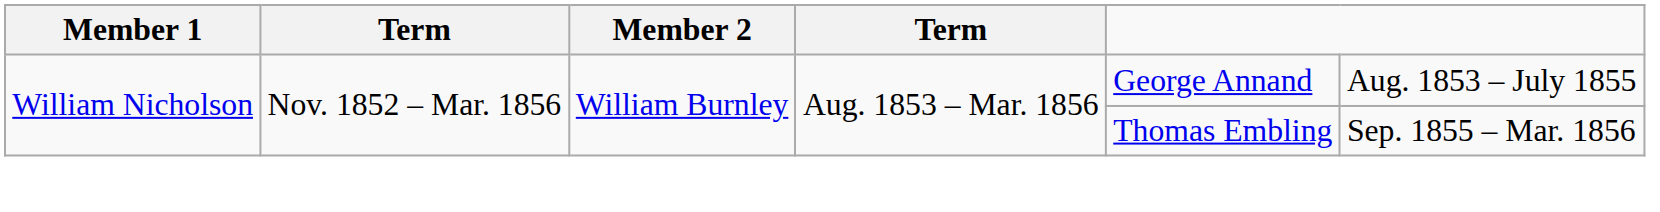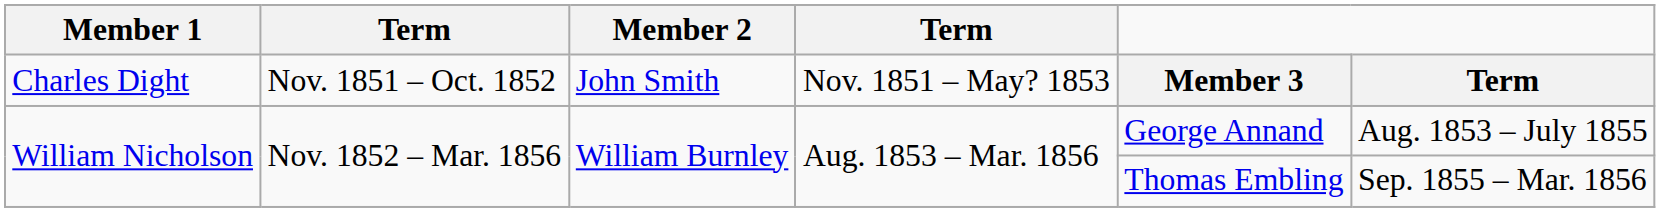+ row: (101, 79)
